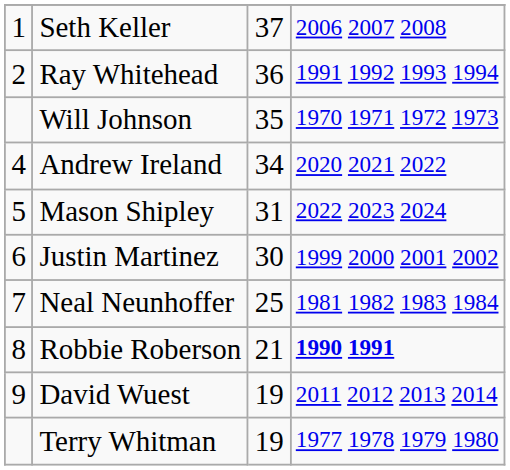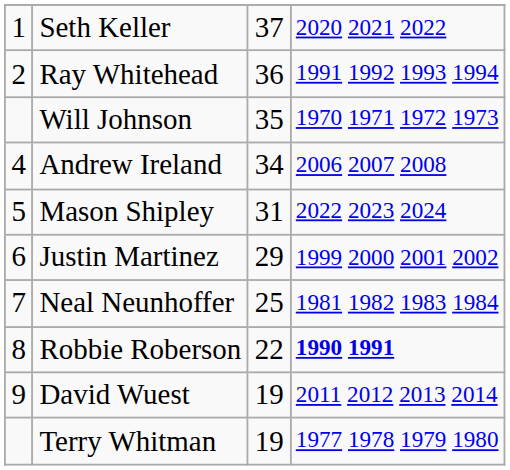(371, 27) 2006 2007 2008 -> (371, 27) 2020 2021 2022
(371, 165) 2020 2021 2022 -> (371, 165) 2006 2007 2008
(269, 257) 30 -> (269, 257) 29
(269, 348) 21 -> (269, 348) 22
